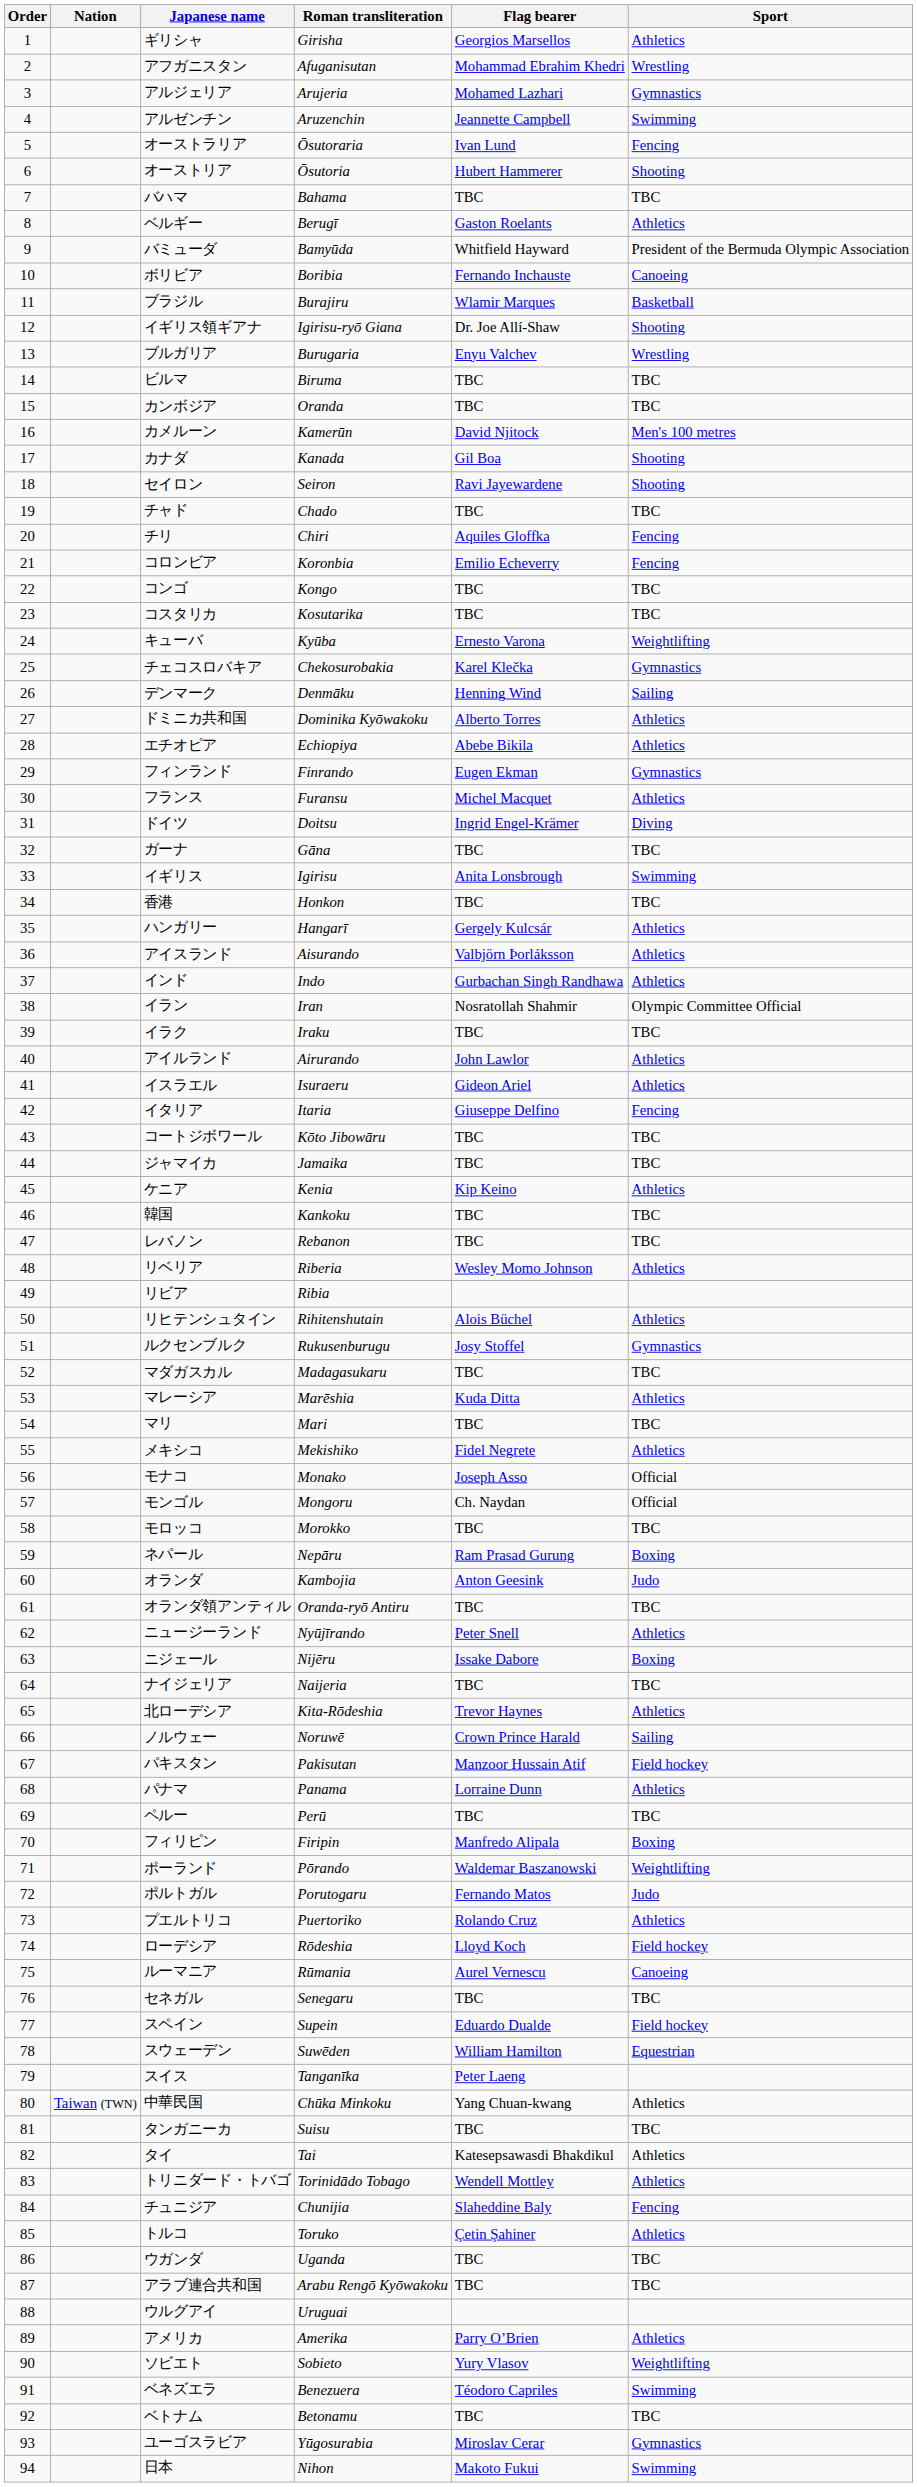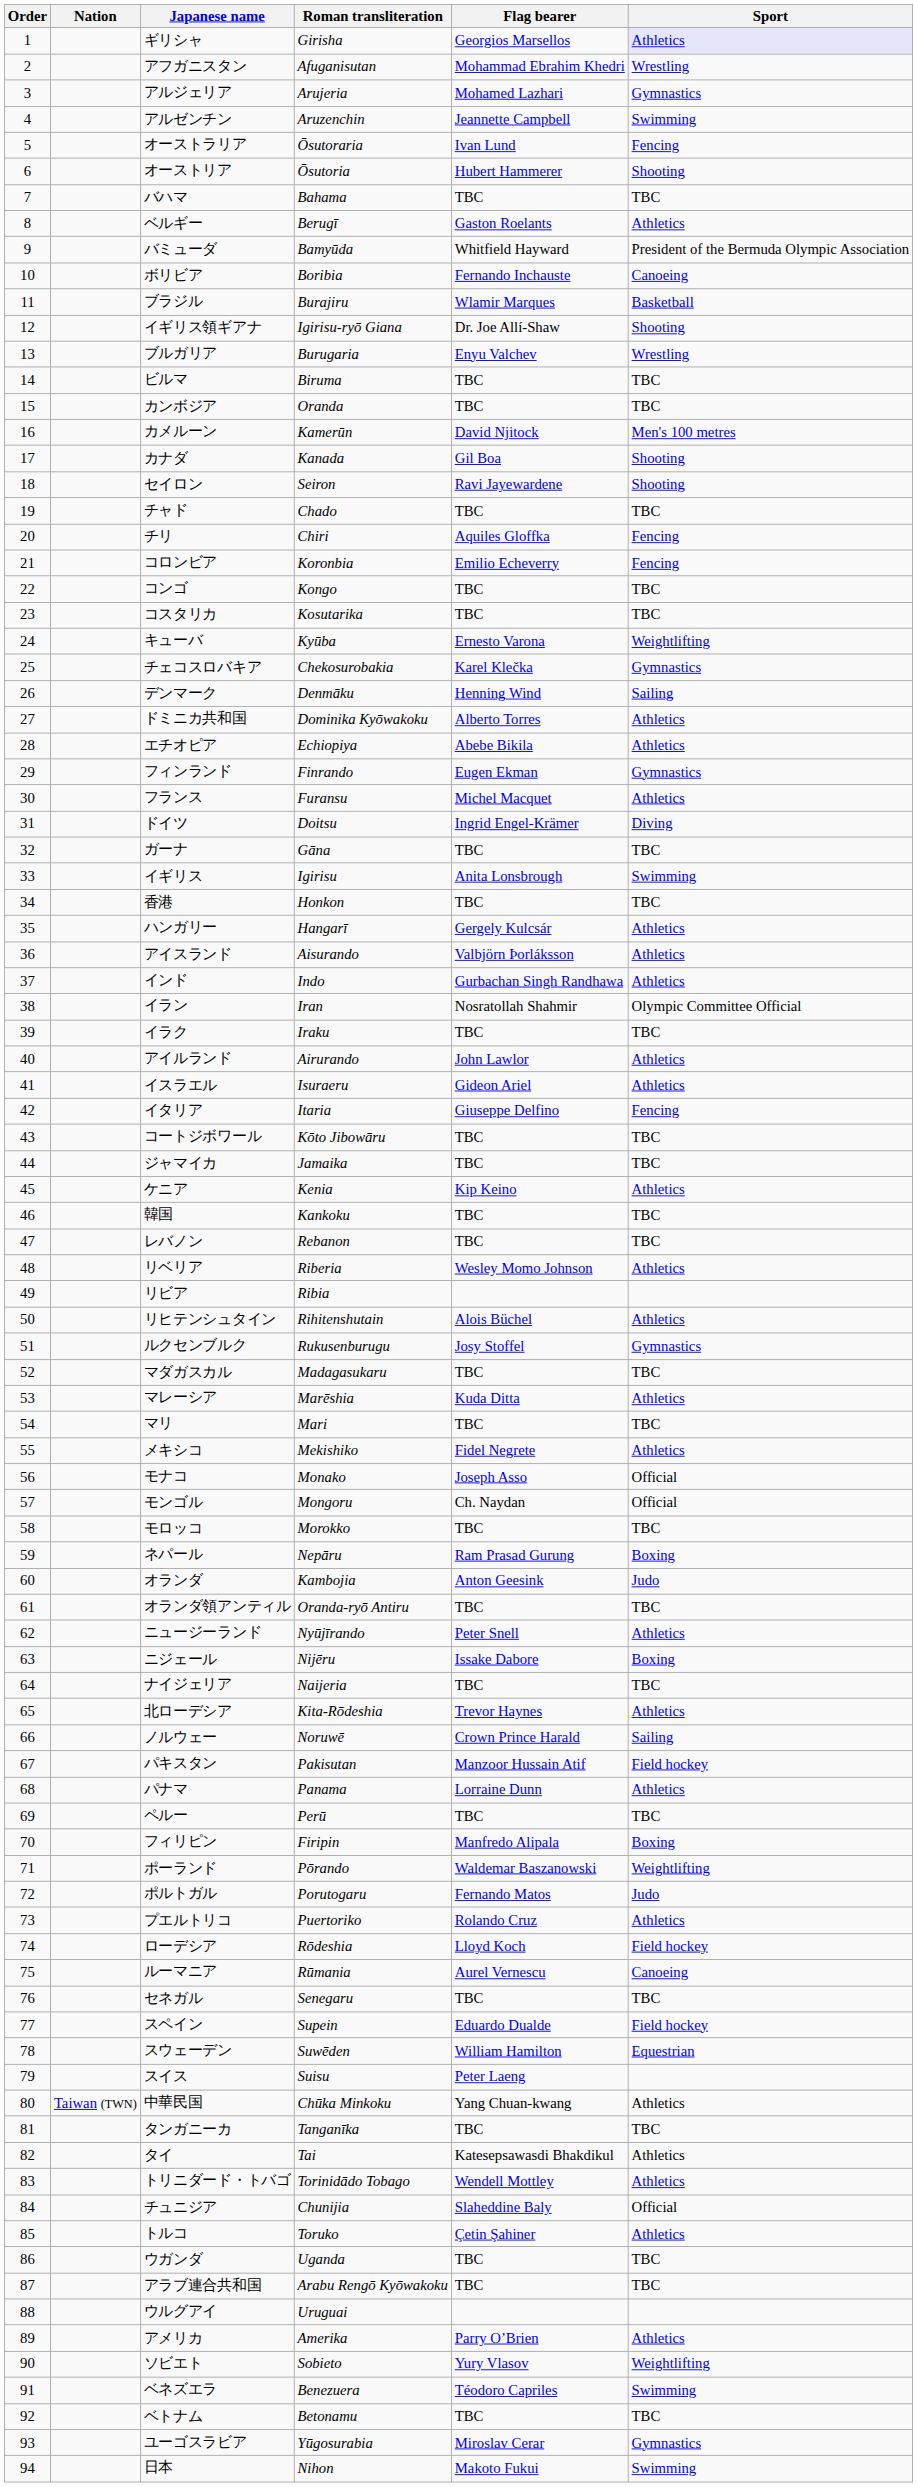(658, 40) no background -> (658, 40) lavender background
(328, 2077) Tanganīka -> (313, 2077) Suisu
(313, 2129) Suisu -> (328, 2129) Tanganīka
(655, 2207) Fencing -> (654, 2207) Official
